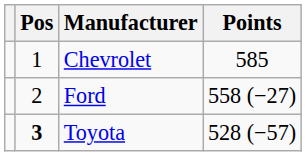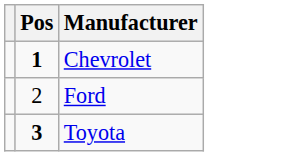- column: (252, 22)
(37, 59) normal -> (37, 59) bold
